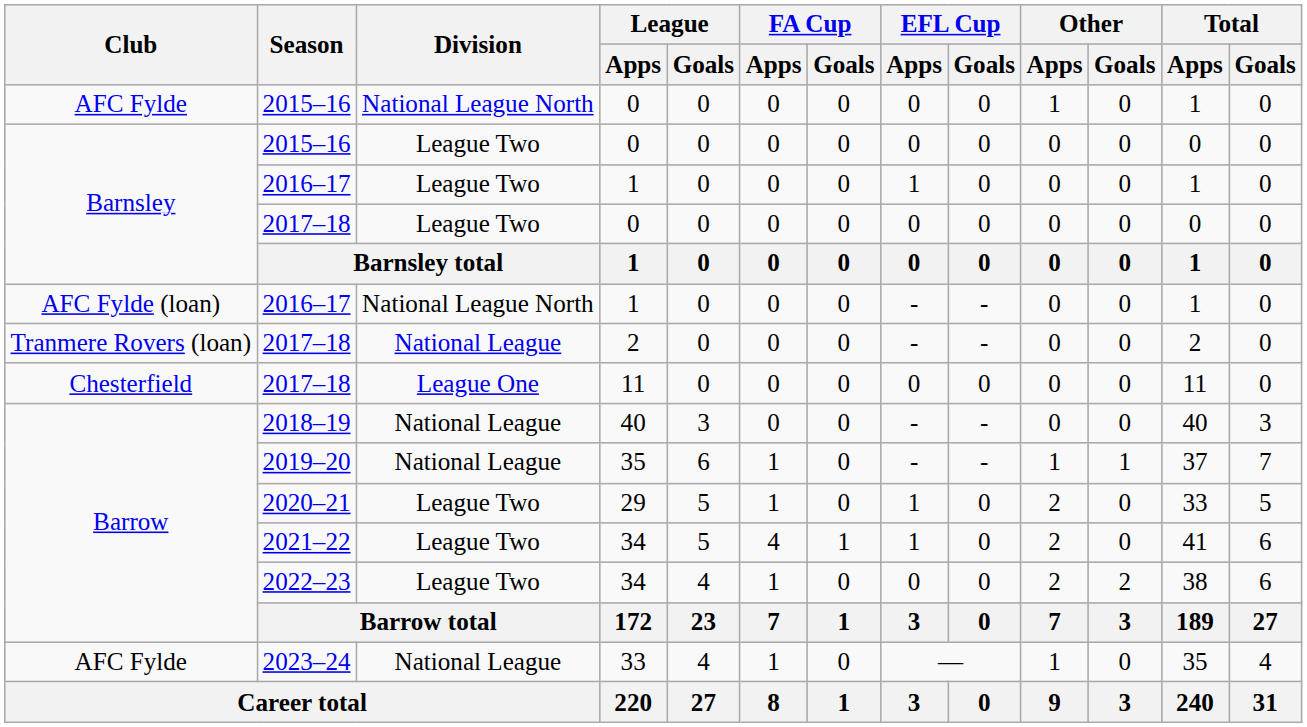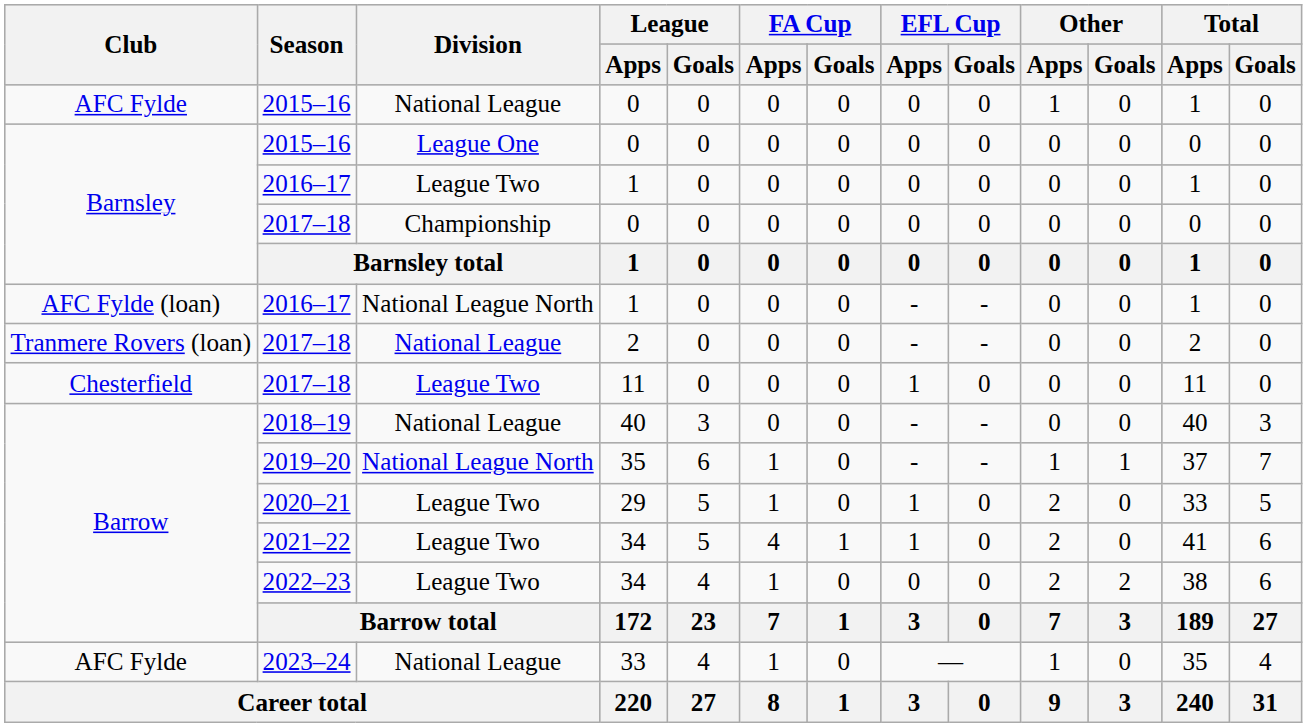(478, 104) National League North -> (478, 104) National League
(478, 143) League Two -> (478, 143) League One
(914, 183) 1 -> (914, 183) 0
(478, 223) League Two -> (478, 223) Championship
(478, 382) League One -> (478, 382) League Two
(914, 382) 0 -> (914, 382) 1
(478, 462) National League -> (478, 462) National League North
